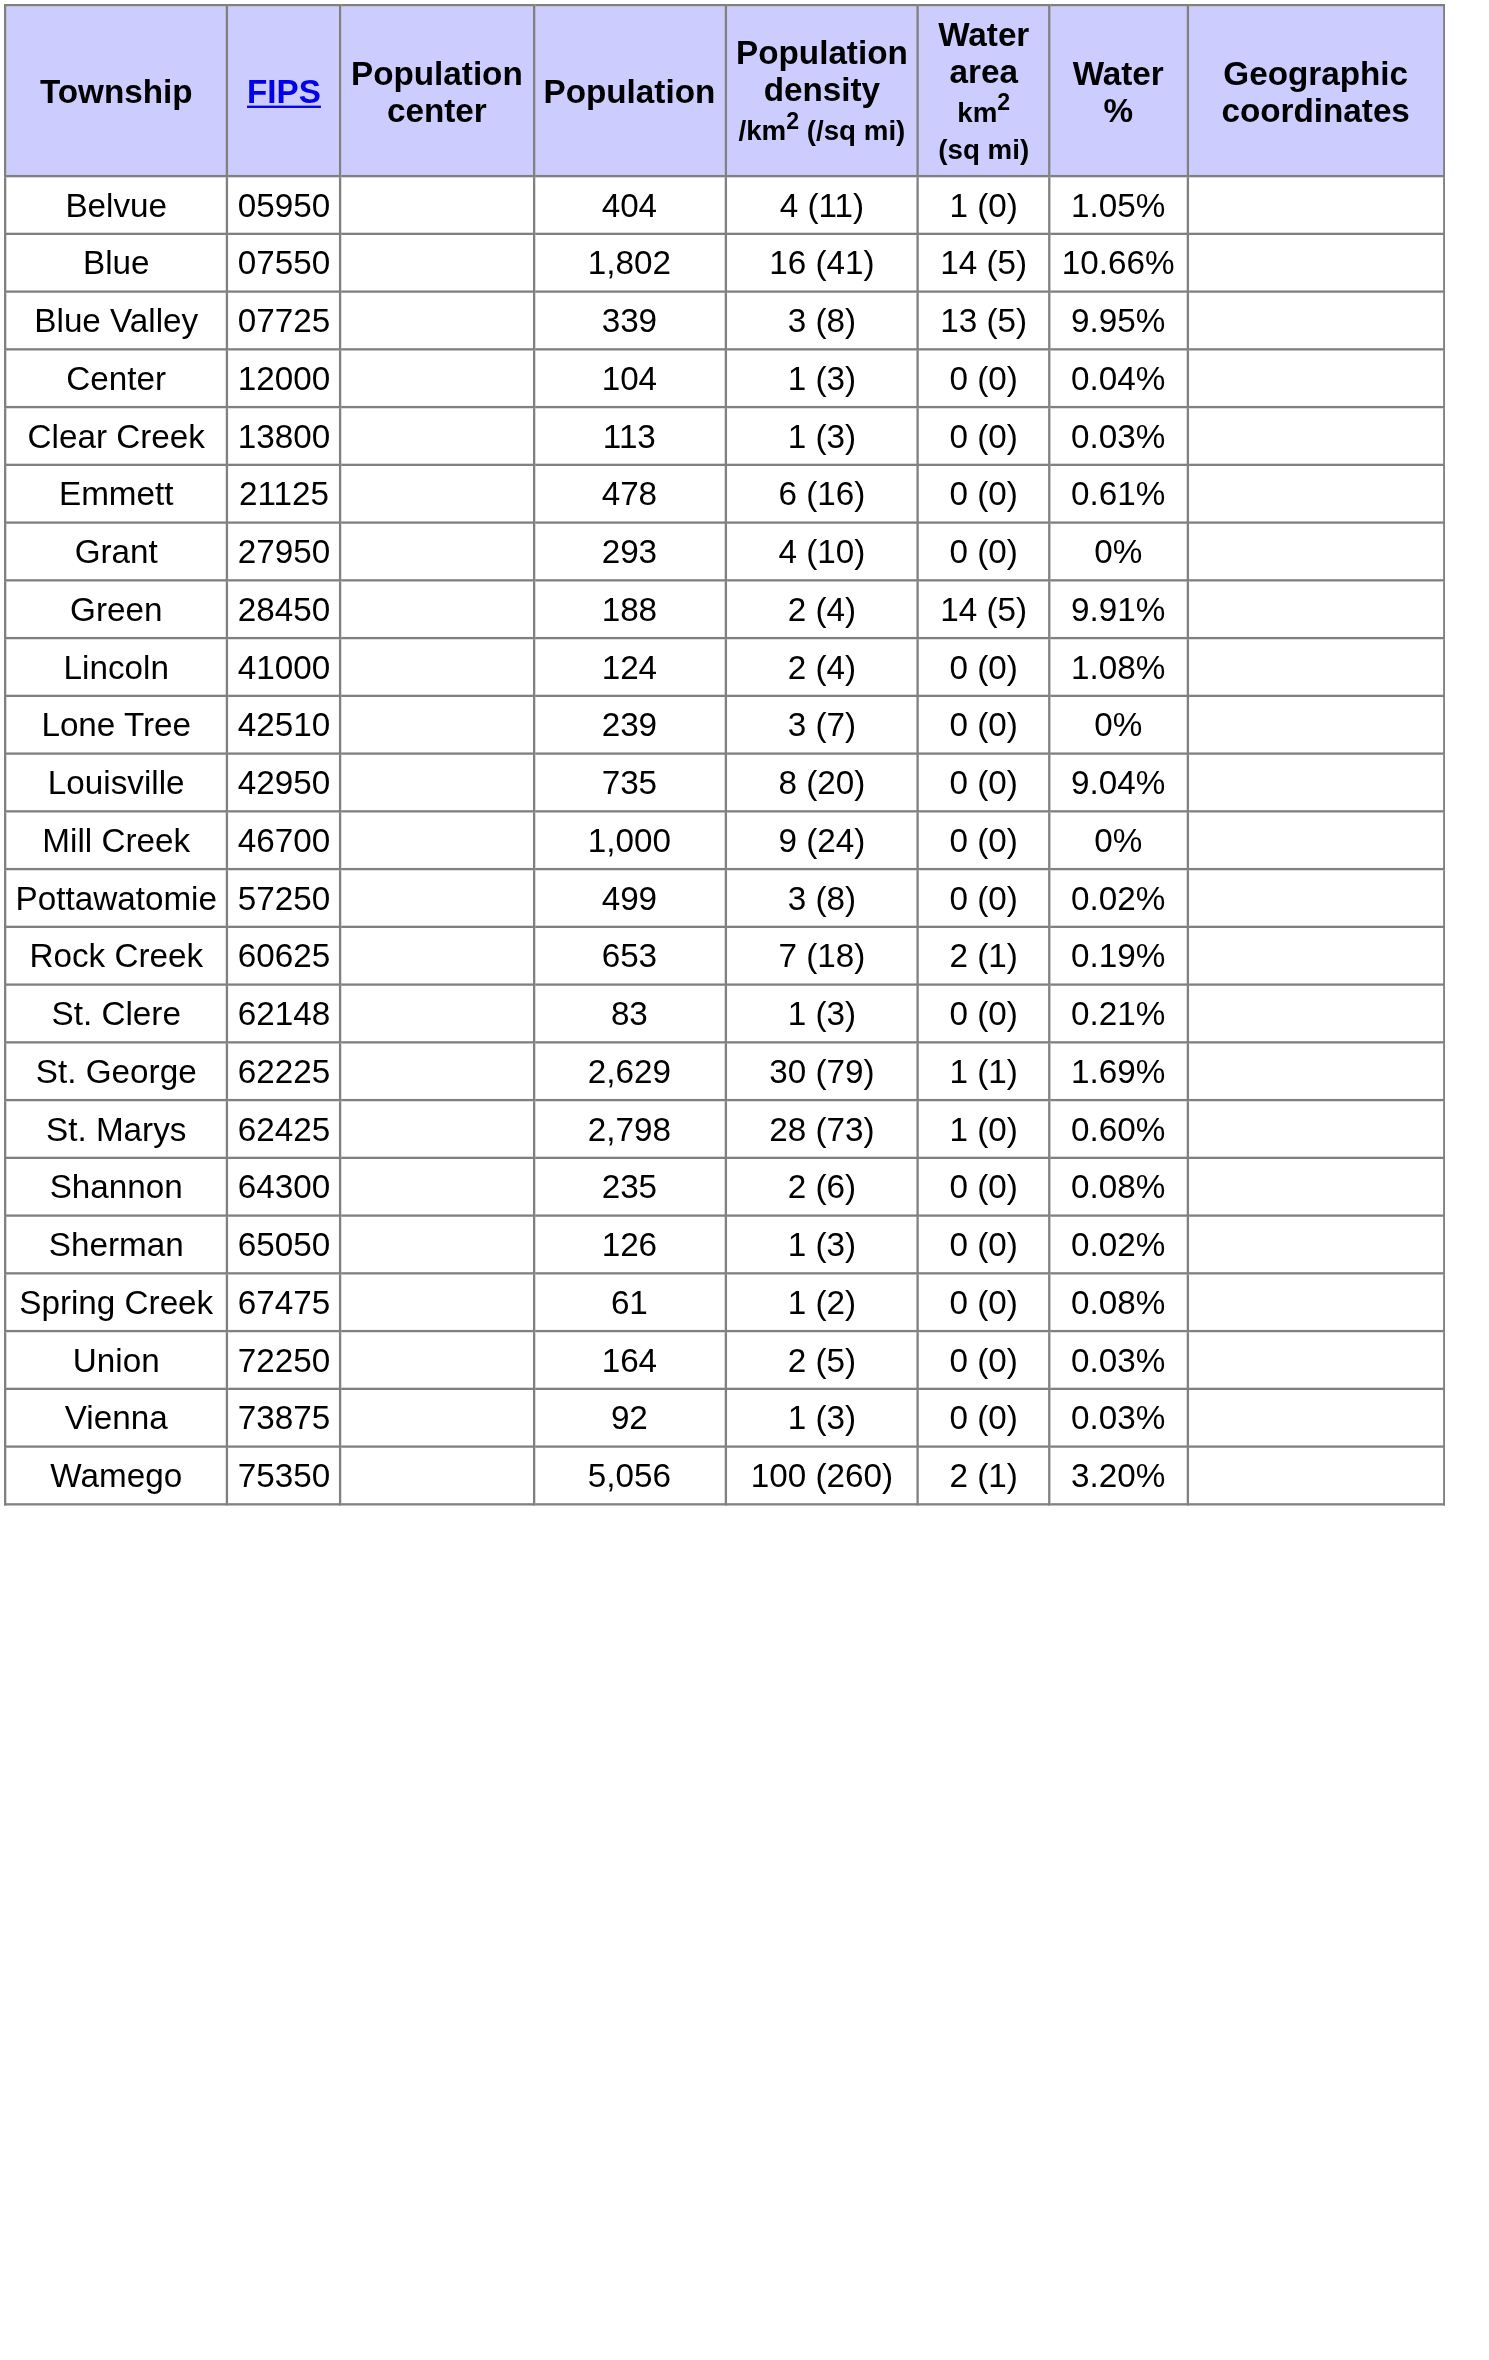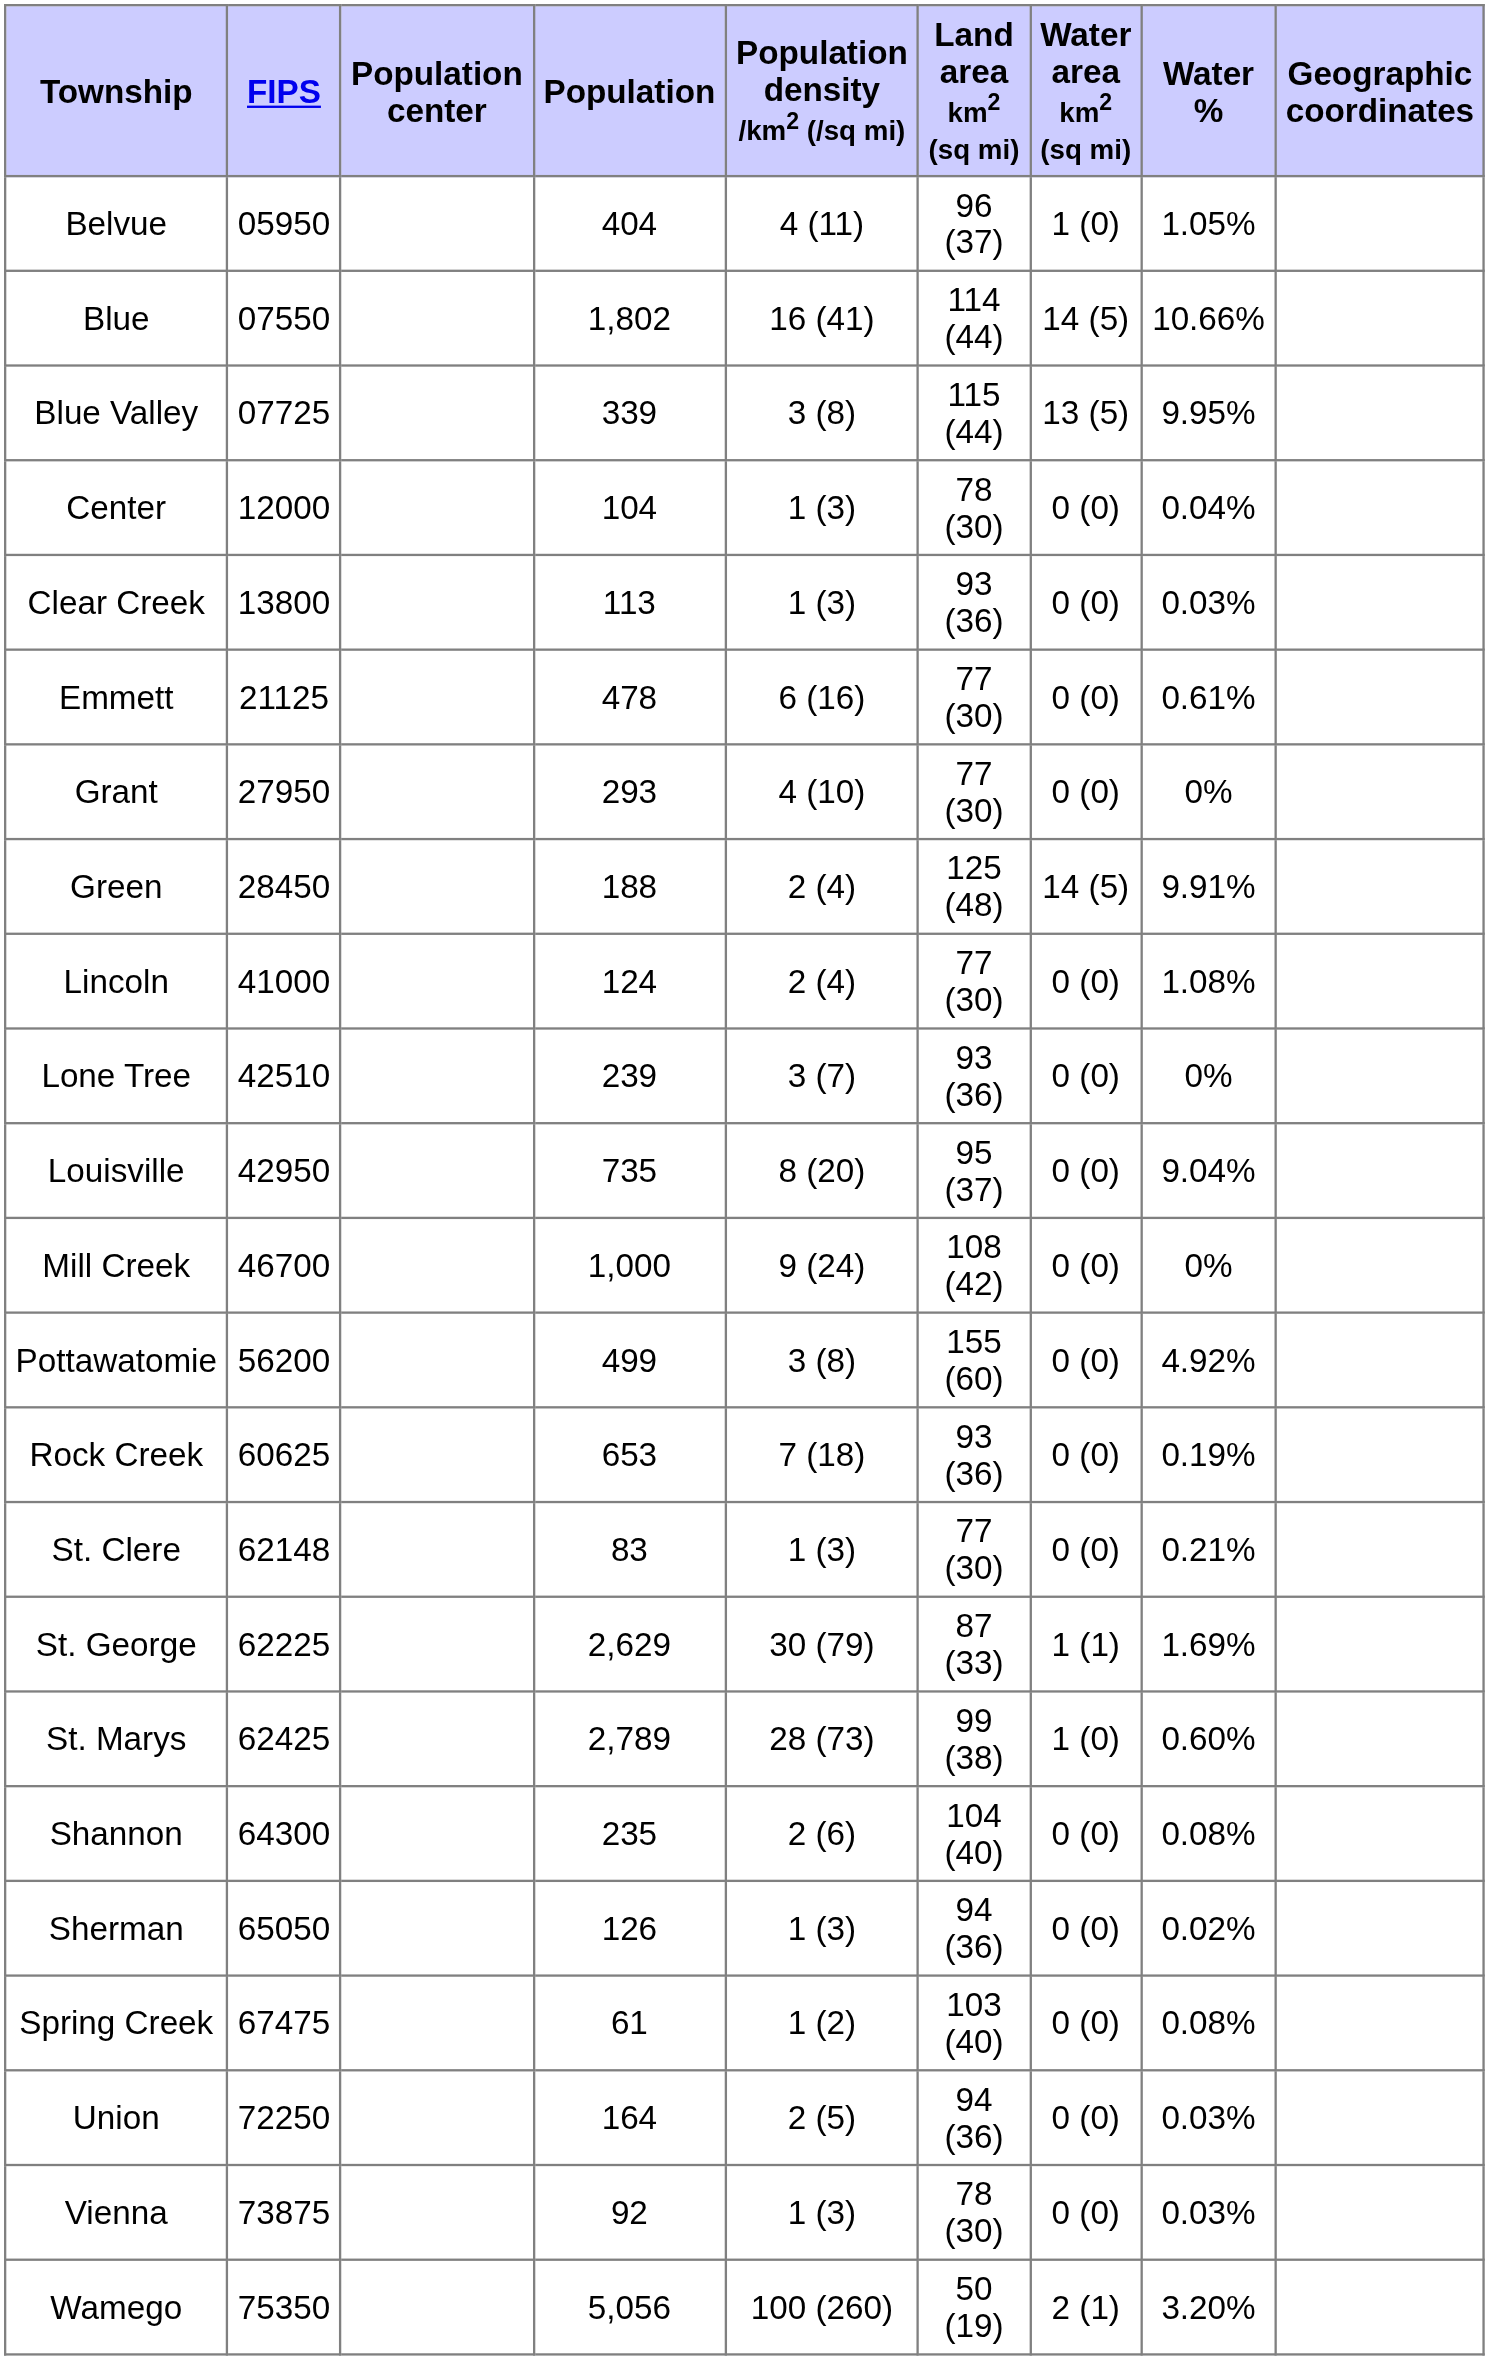+ column: (974, 91)
(284, 898) 57250 -> (284, 1360) 56200
(1118, 898) 0.02% -> (1209, 1360) 4.92%
(984, 956) 2 (1) -> (1086, 1455) 0 (0)
(629, 1129) 2,798 -> (629, 1739) 2,789
